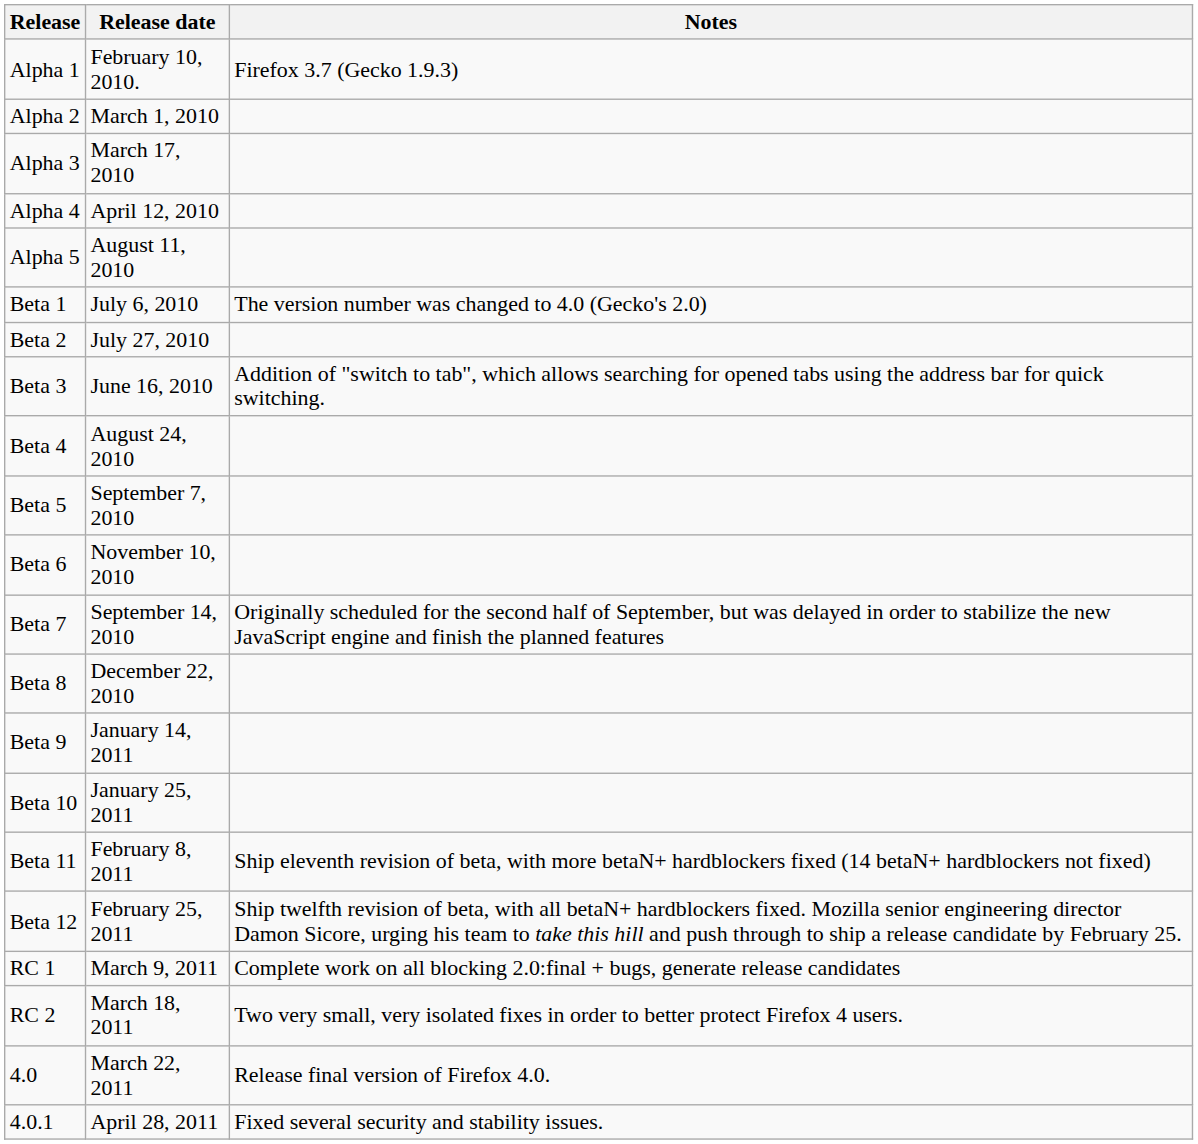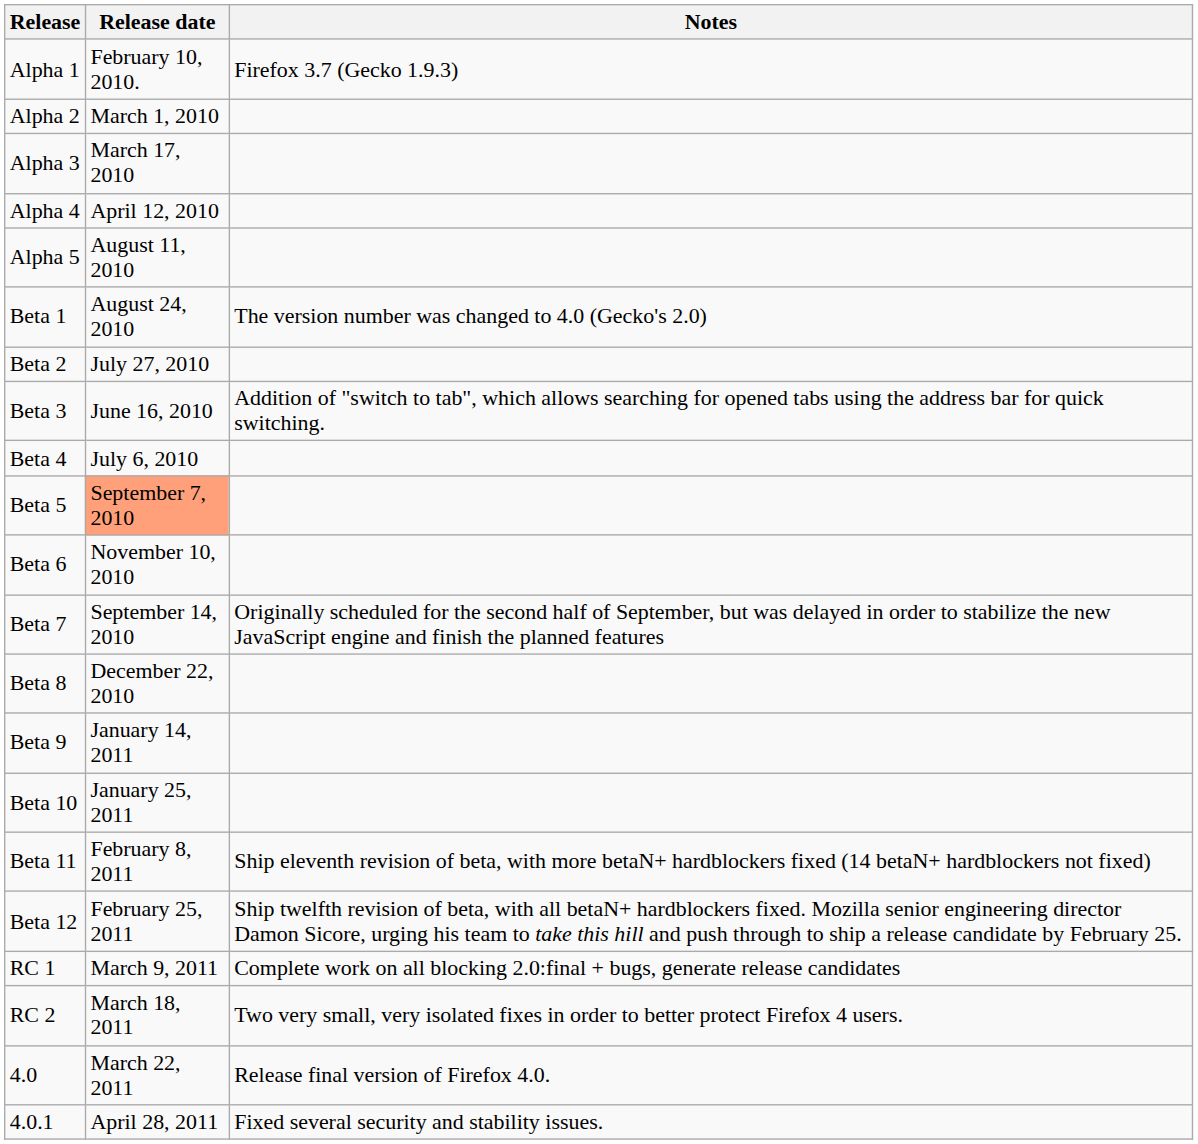(144, 304) July 6, 2010 -> (139, 316) August 24, 2010
(139, 445) August 24, 2010 -> (144, 458) July 6, 2010
(148, 505) no background -> (148, 505) lightsalmon background
